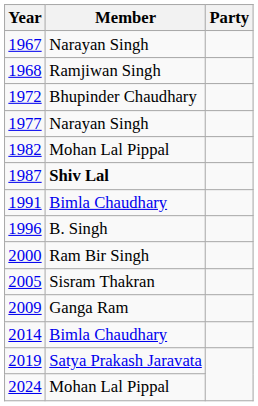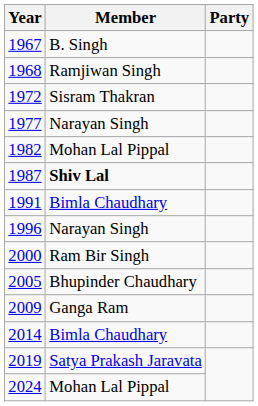(99, 44) Narayan Singh -> (78, 44) B. Singh
(123, 96) Bhupinder Chaudhary -> (102, 96) Sisram Thakran
(78, 228) B. Singh -> (99, 228) Narayan Singh
(102, 281) Sisram Thakran -> (123, 281) Bhupinder Chaudhary
